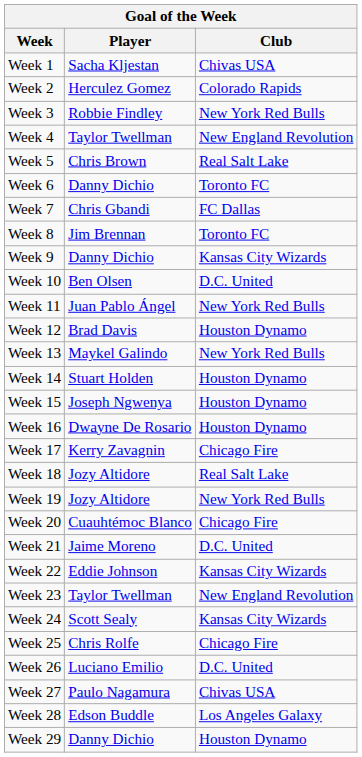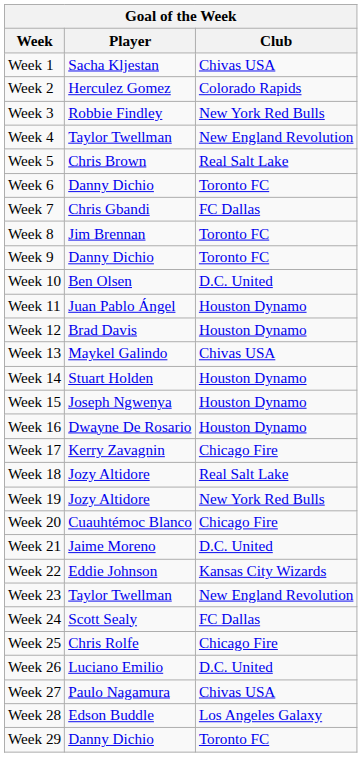(263, 257) Kansas City Wizards -> (234, 257) Toronto FC
(262, 305) New York Red Bulls -> (253, 305) Houston Dynamo
(262, 354) New York Red Bulls -> (237, 354) Chivas USA
(263, 619) Kansas City Wizards -> (230, 619) FC Dallas
(253, 739) Houston Dynamo -> (234, 739) Toronto FC
